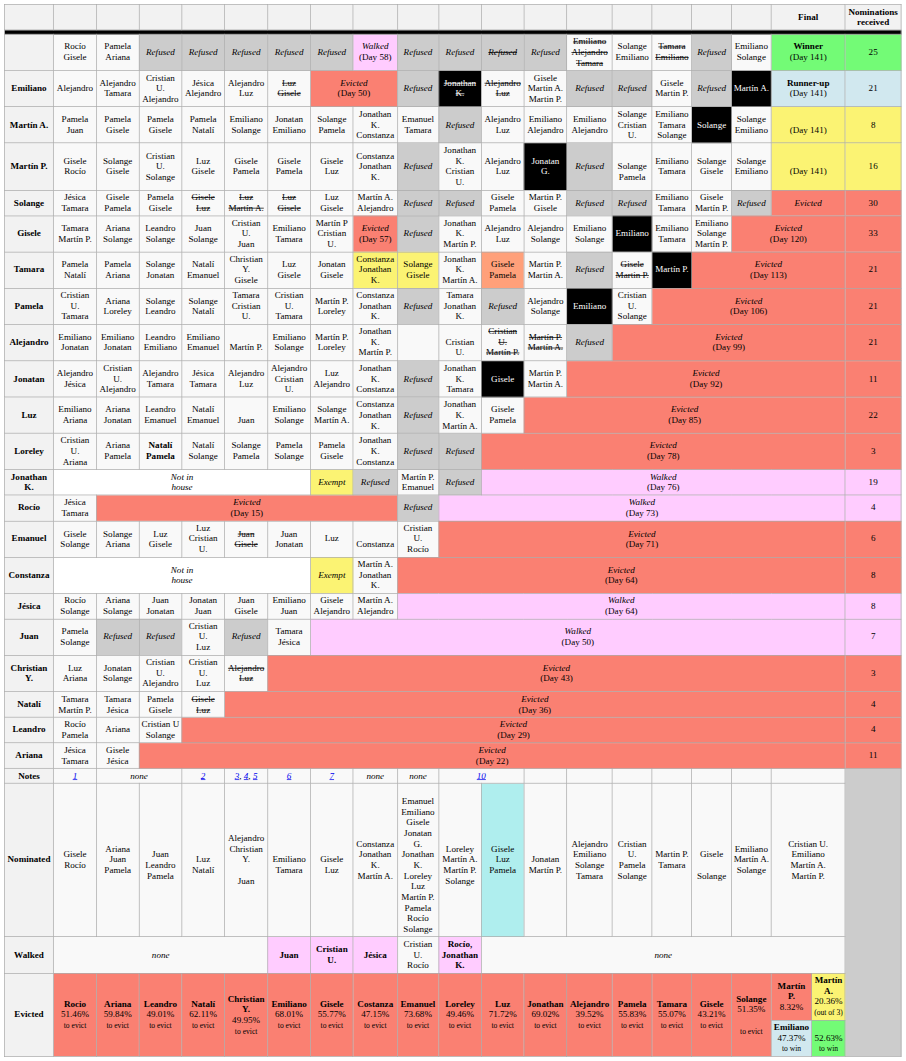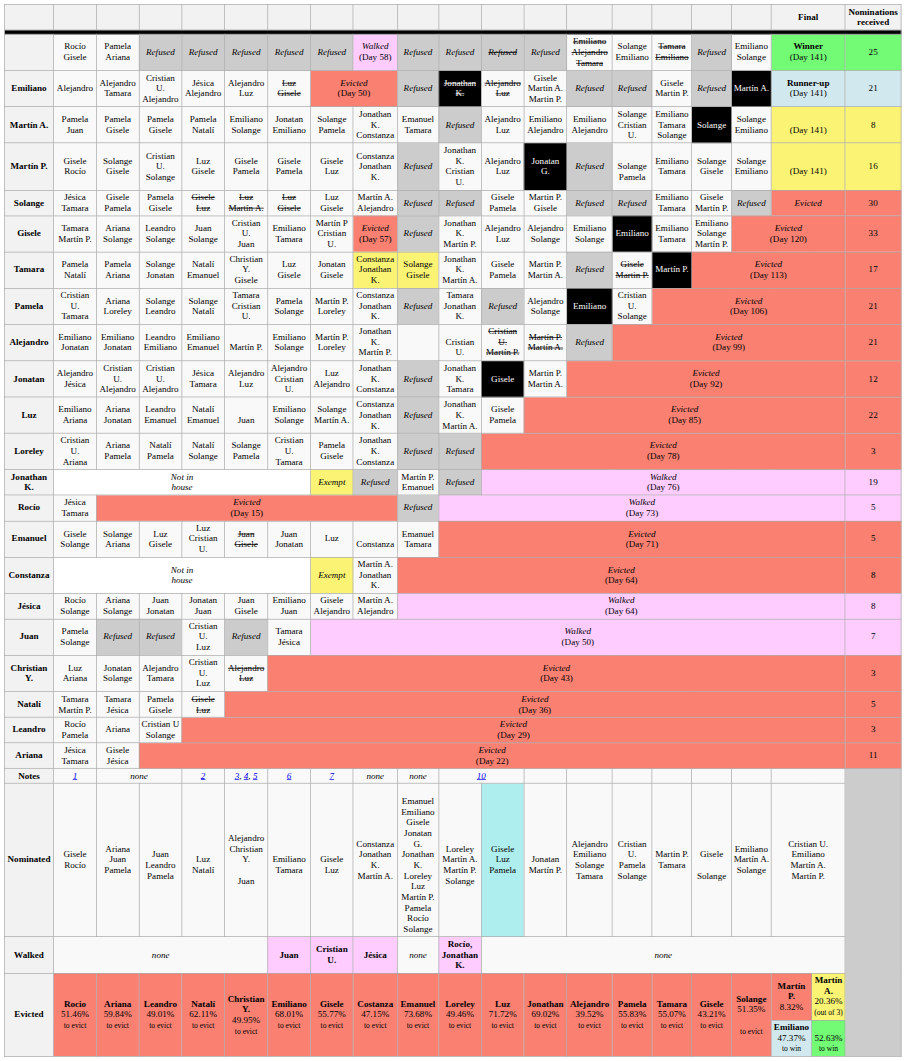(503, 270) lightsalmon background -> (503, 270) no background
(873, 270) 21 -> (873, 270) 17
(289, 306) Cristian U. Tamara -> (289, 306) Pamela Solange
(160, 378) Alejandro Tamara -> (160, 378) Cristian U. Alejandro
(873, 378) 11 -> (873, 378) 12
(160, 451) bold -> (160, 451) normal
(289, 451) Pamela Solange -> (289, 451) Cristian U. Tamara
(873, 508) 4 -> (873, 508) 5
(418, 538) Cristian U. Rocío -> (418, 538) Emanuel Tamara
(873, 538) 6 -> (873, 538) 5
(160, 673) Cristian U. Alejandro -> (160, 673) Alejandro Tamara
(873, 704) 4 -> (873, 704) 5
(873, 729) 4 -> (873, 729) 3
(418, 954) Cristian U. Rocío -> (418, 954) none
